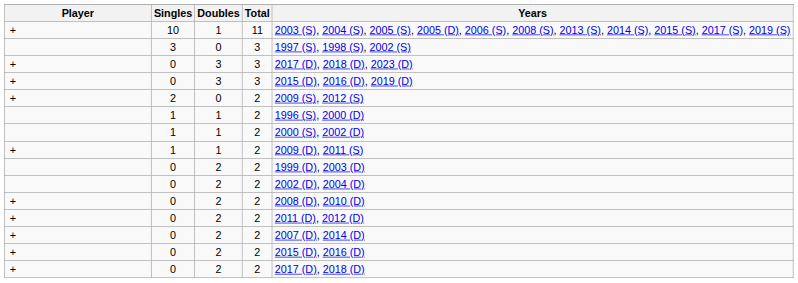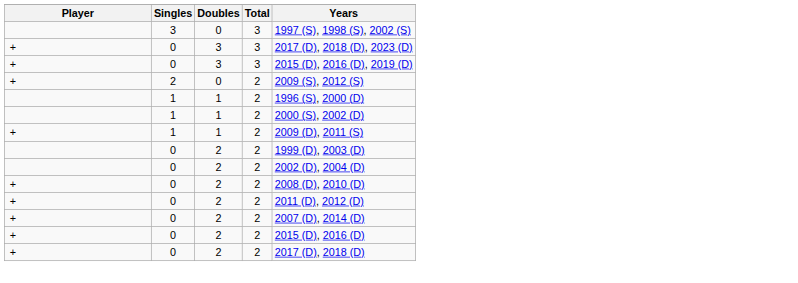- row: (12, 30)
